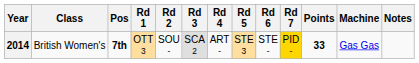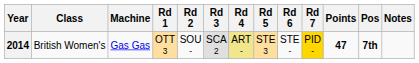columns swapped: (359, 18) <-> (119, 18)
(220, 45) no background -> (241, 45) khaki background
(319, 45) 33 -> (341, 45) 47
